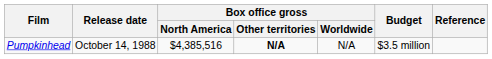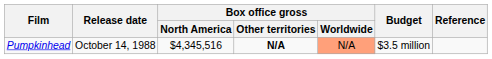(196, 45) $4,385,516 -> (196, 45) $4,345,516
(347, 45) no background -> (347, 45) lightsalmon background
